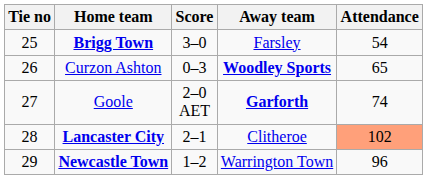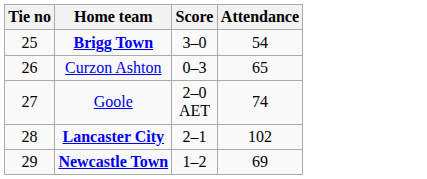- column: (277, 17)
(380, 136) lightsalmon background -> (260, 136) no background
(380, 162) 96 -> (260, 162) 69
